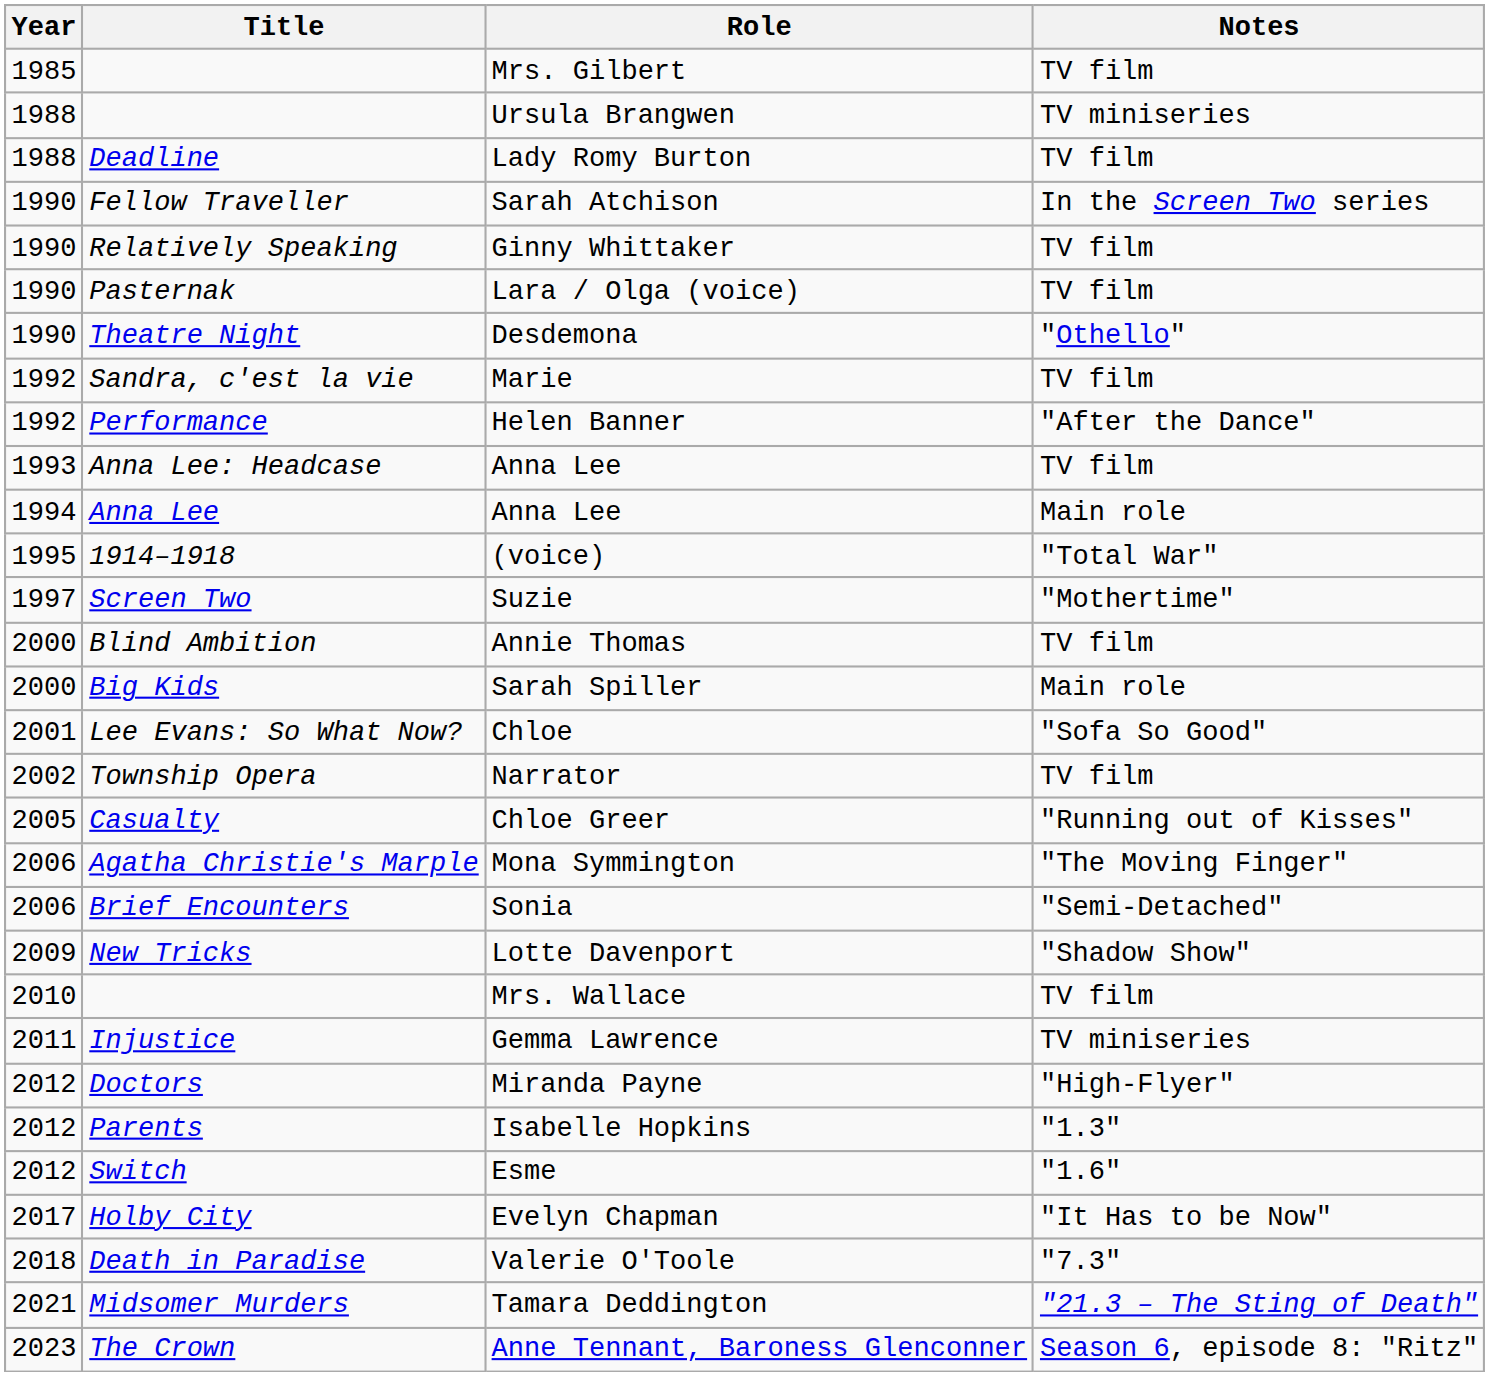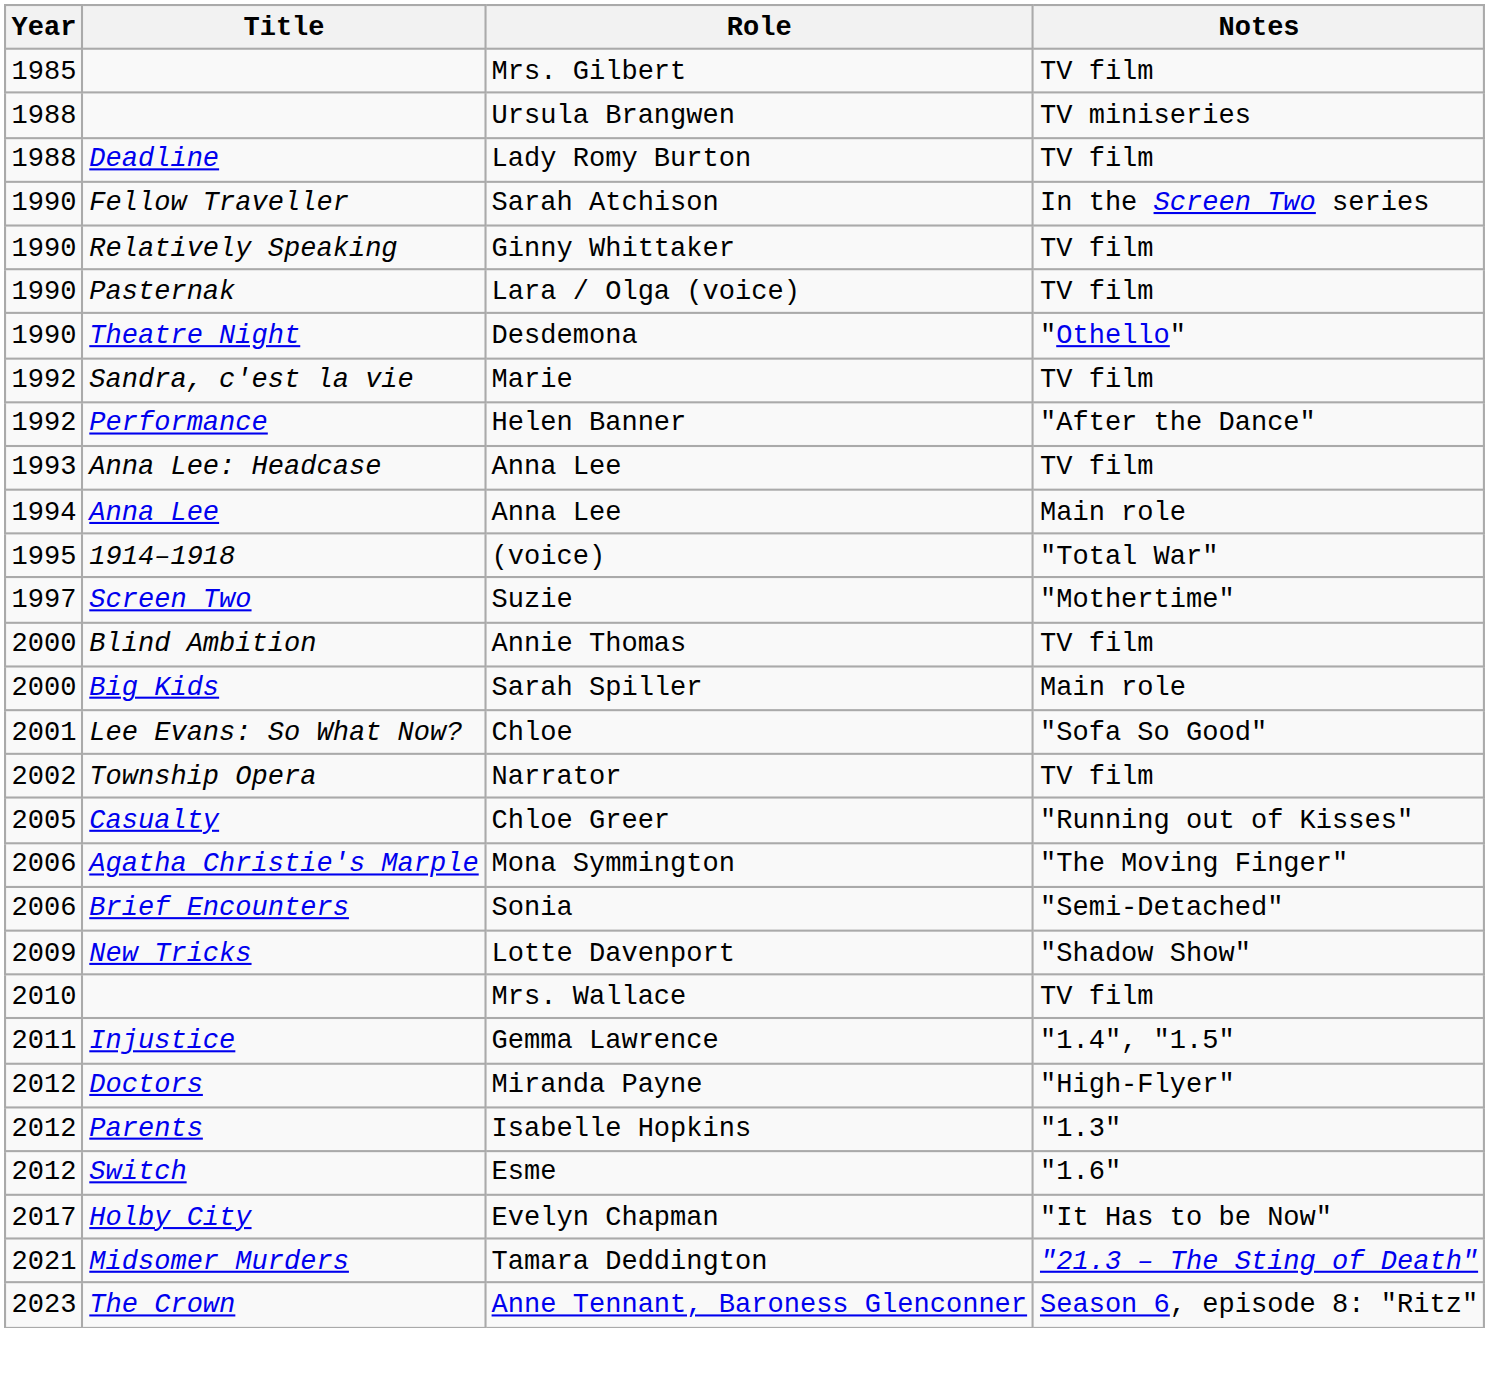(1145, 1041) TV miniseries -> (1137, 1041) "1.4", "1.5"
- row: (227, 1261)
